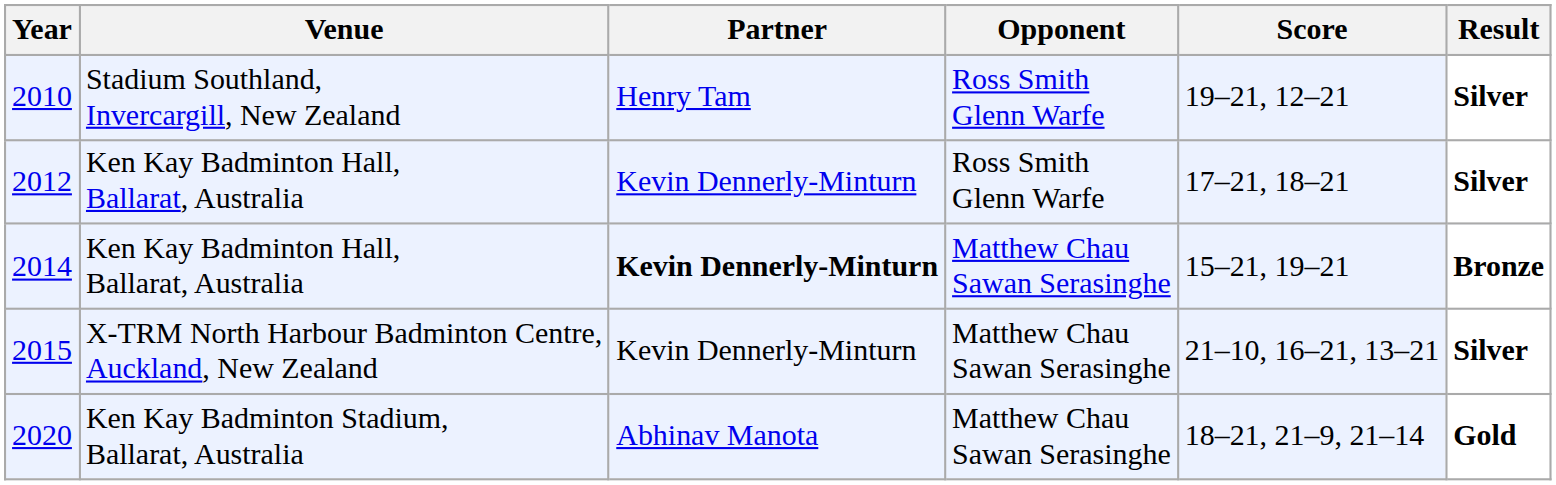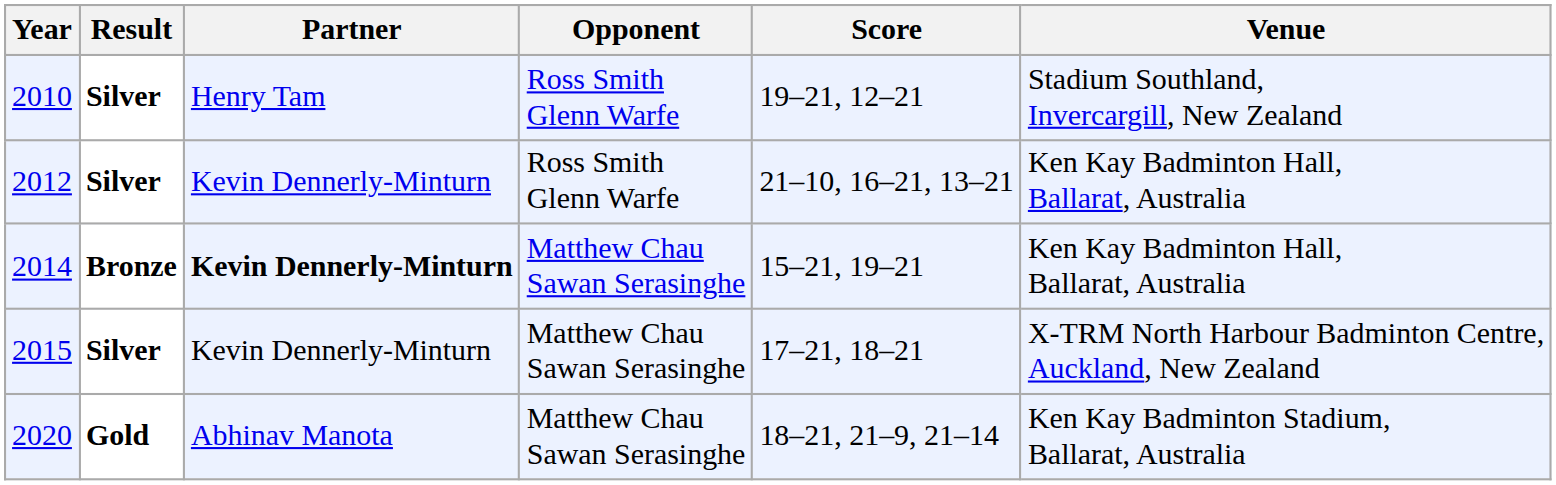columns swapped: (344, 29) <-> (1499, 29)
(1267, 181) 17–21, 18–21 -> (887, 181) 21–10, 16–21, 13–21
(1312, 350) 21–10, 16–21, 13–21 -> (842, 350) 17–21, 18–21
